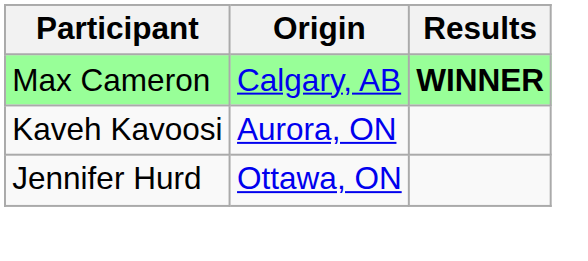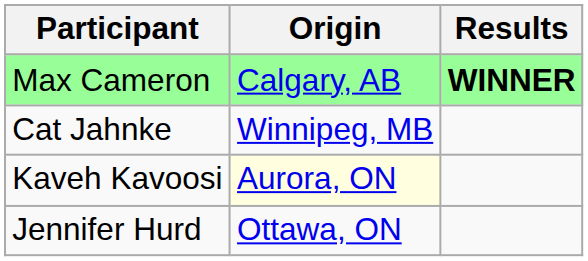+ row: (92, 129)
(317, 129) no background -> (317, 179) lightyellow background
